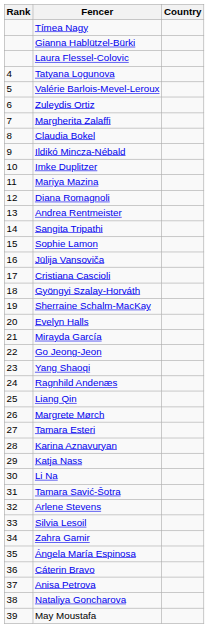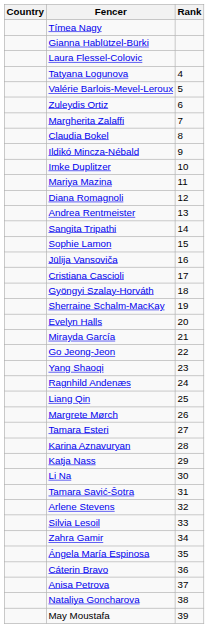columns swapped: (18, 12) <-> (183, 12)
